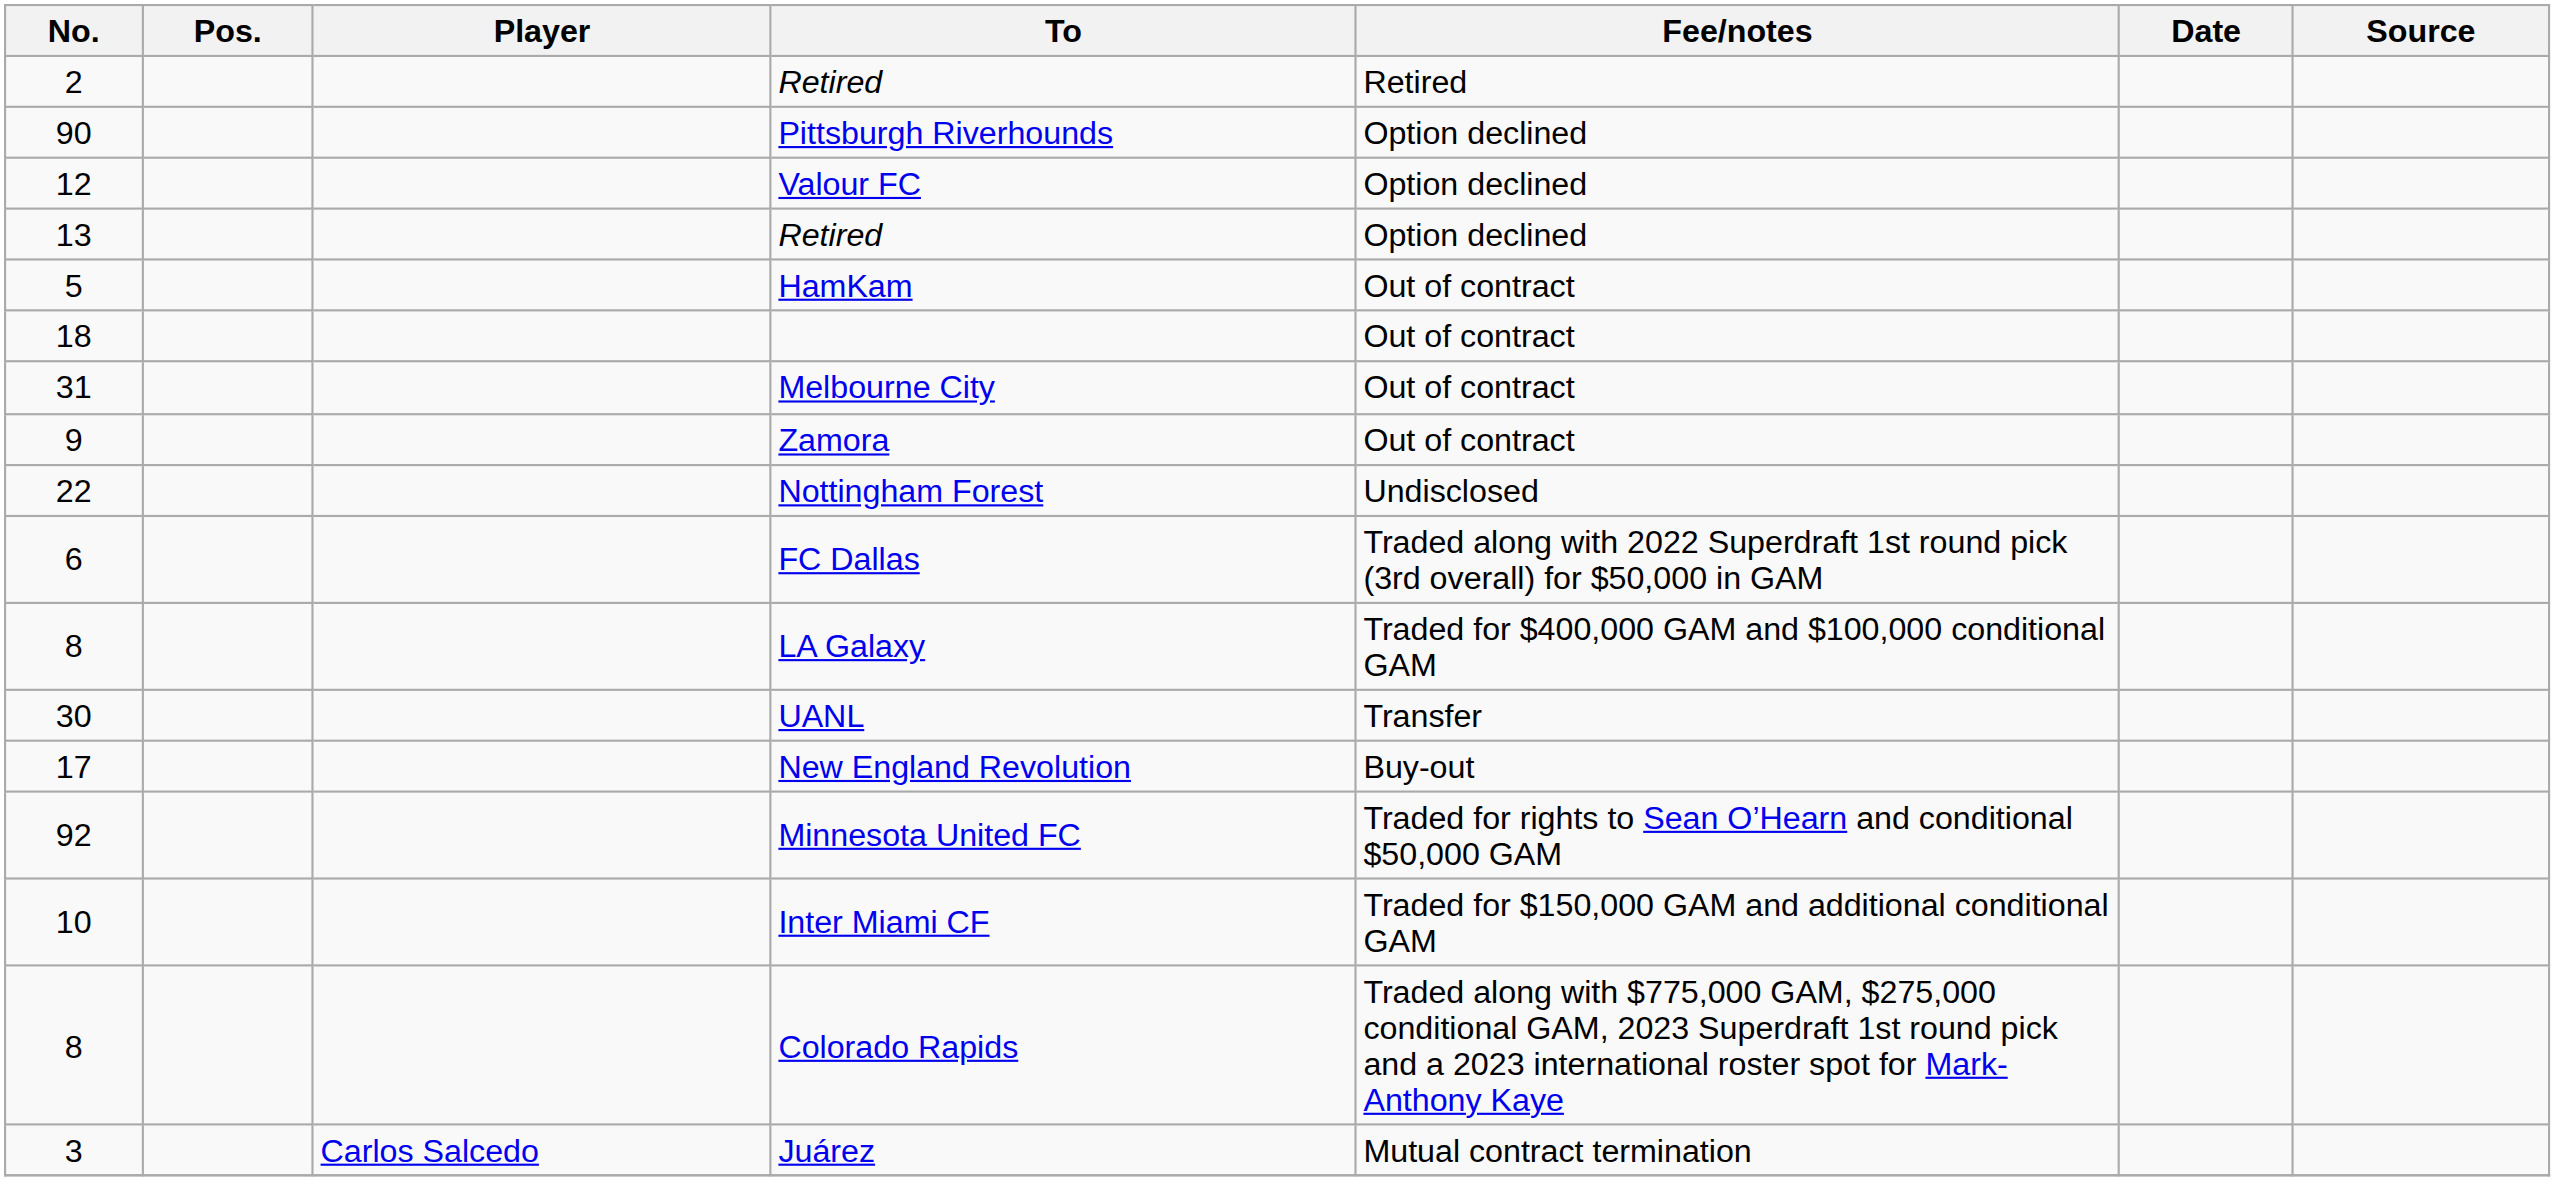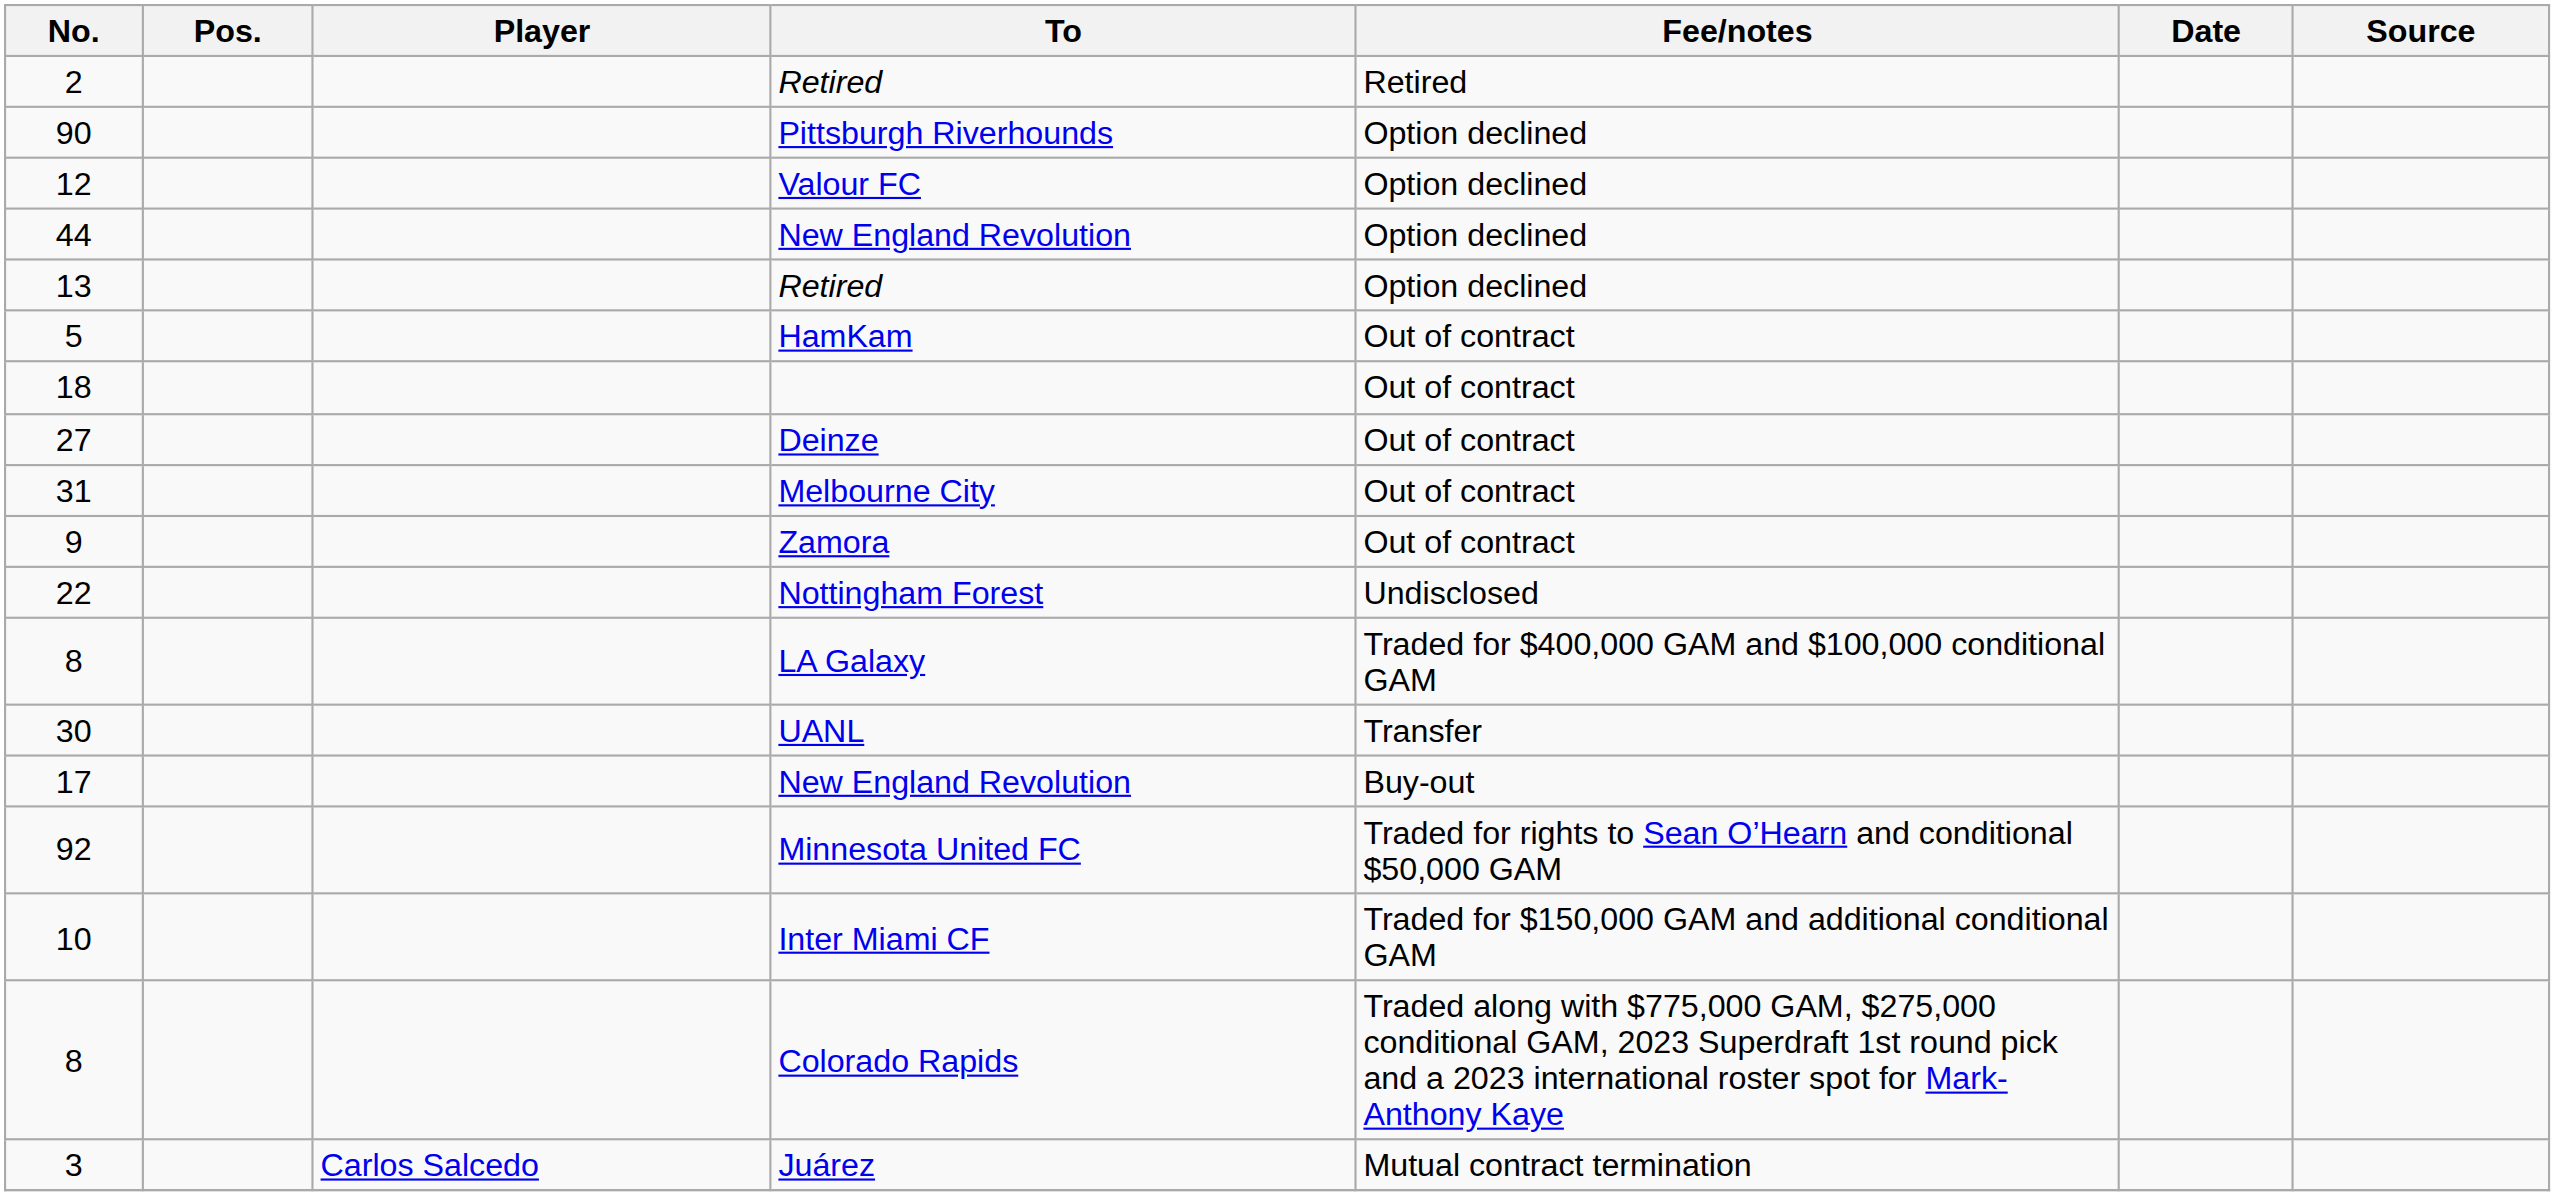+ row: (74, 235)
+ row: (74, 439)
- row: (74, 559)
